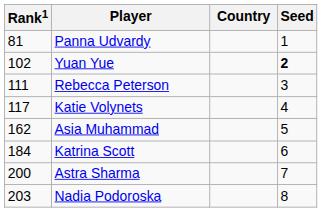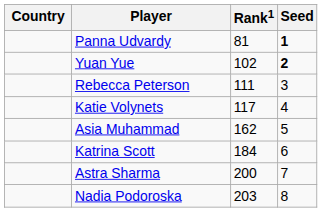columns swapped: (244, 17) <-> (28, 17)
(284, 41) normal -> (284, 41) bold
